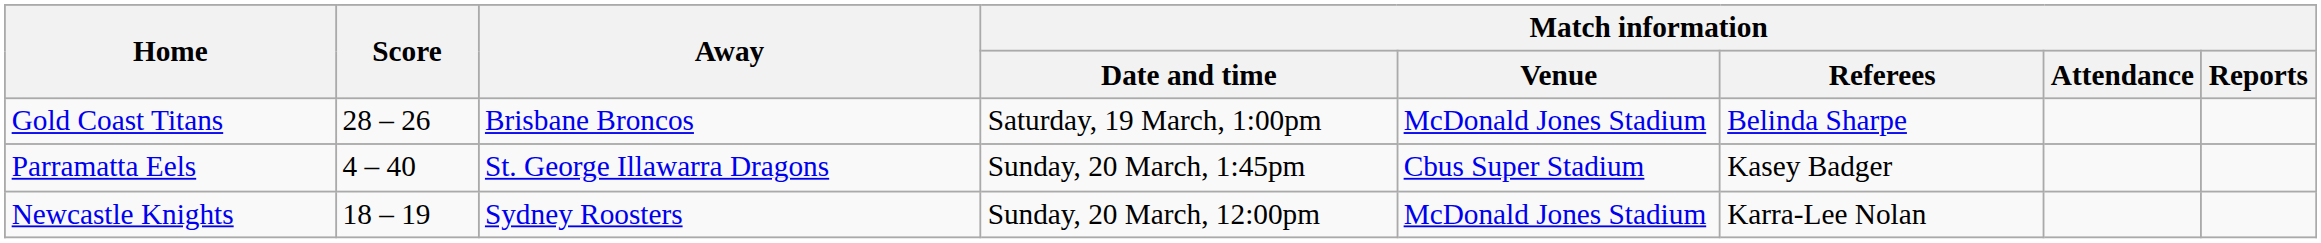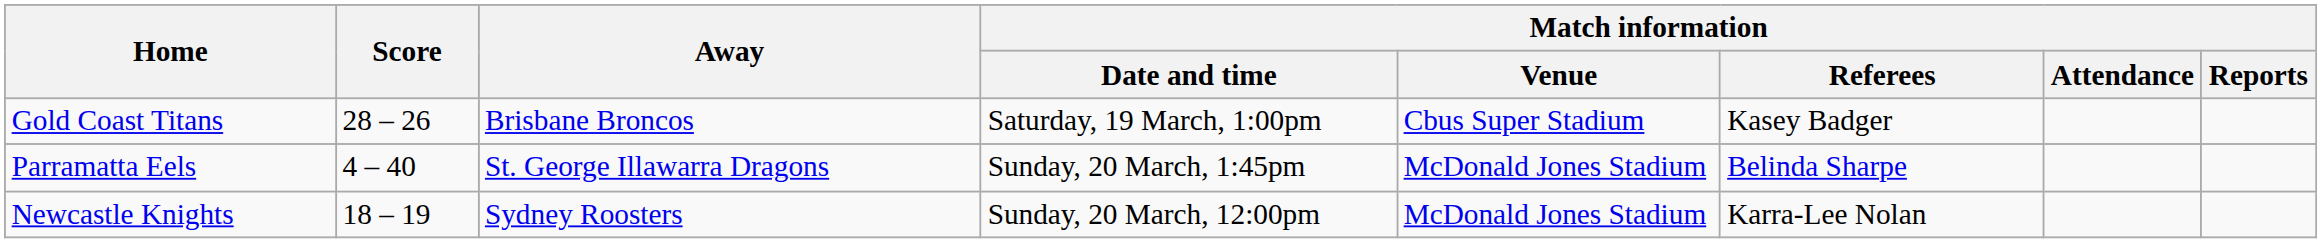(1555, 120) McDonald Jones Stadium -> (1524, 120) Cbus Super Stadium
(1817, 120) Belinda Sharpe -> (1810, 120) Kasey Badger
(1524, 167) Cbus Super Stadium -> (1555, 167) McDonald Jones Stadium
(1810, 167) Kasey Badger -> (1817, 167) Belinda Sharpe
